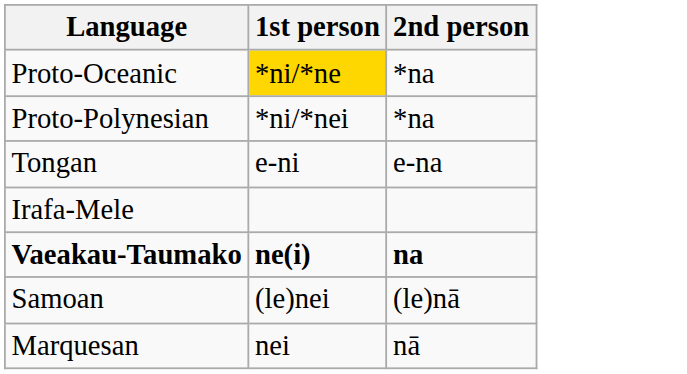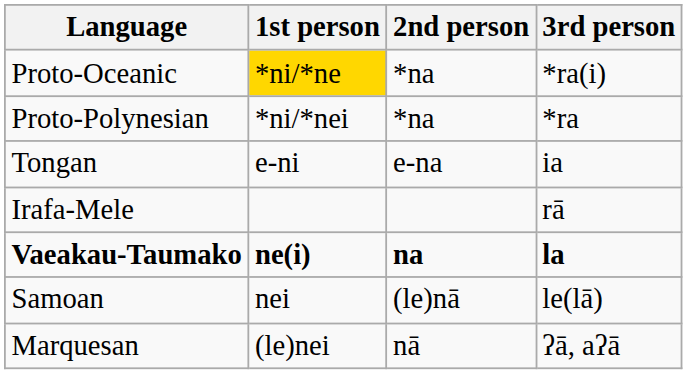+ column: (609, 27)
(292, 299) (le)nei -> (272, 299) nei
(272, 345) nei -> (292, 345) (le)nei
